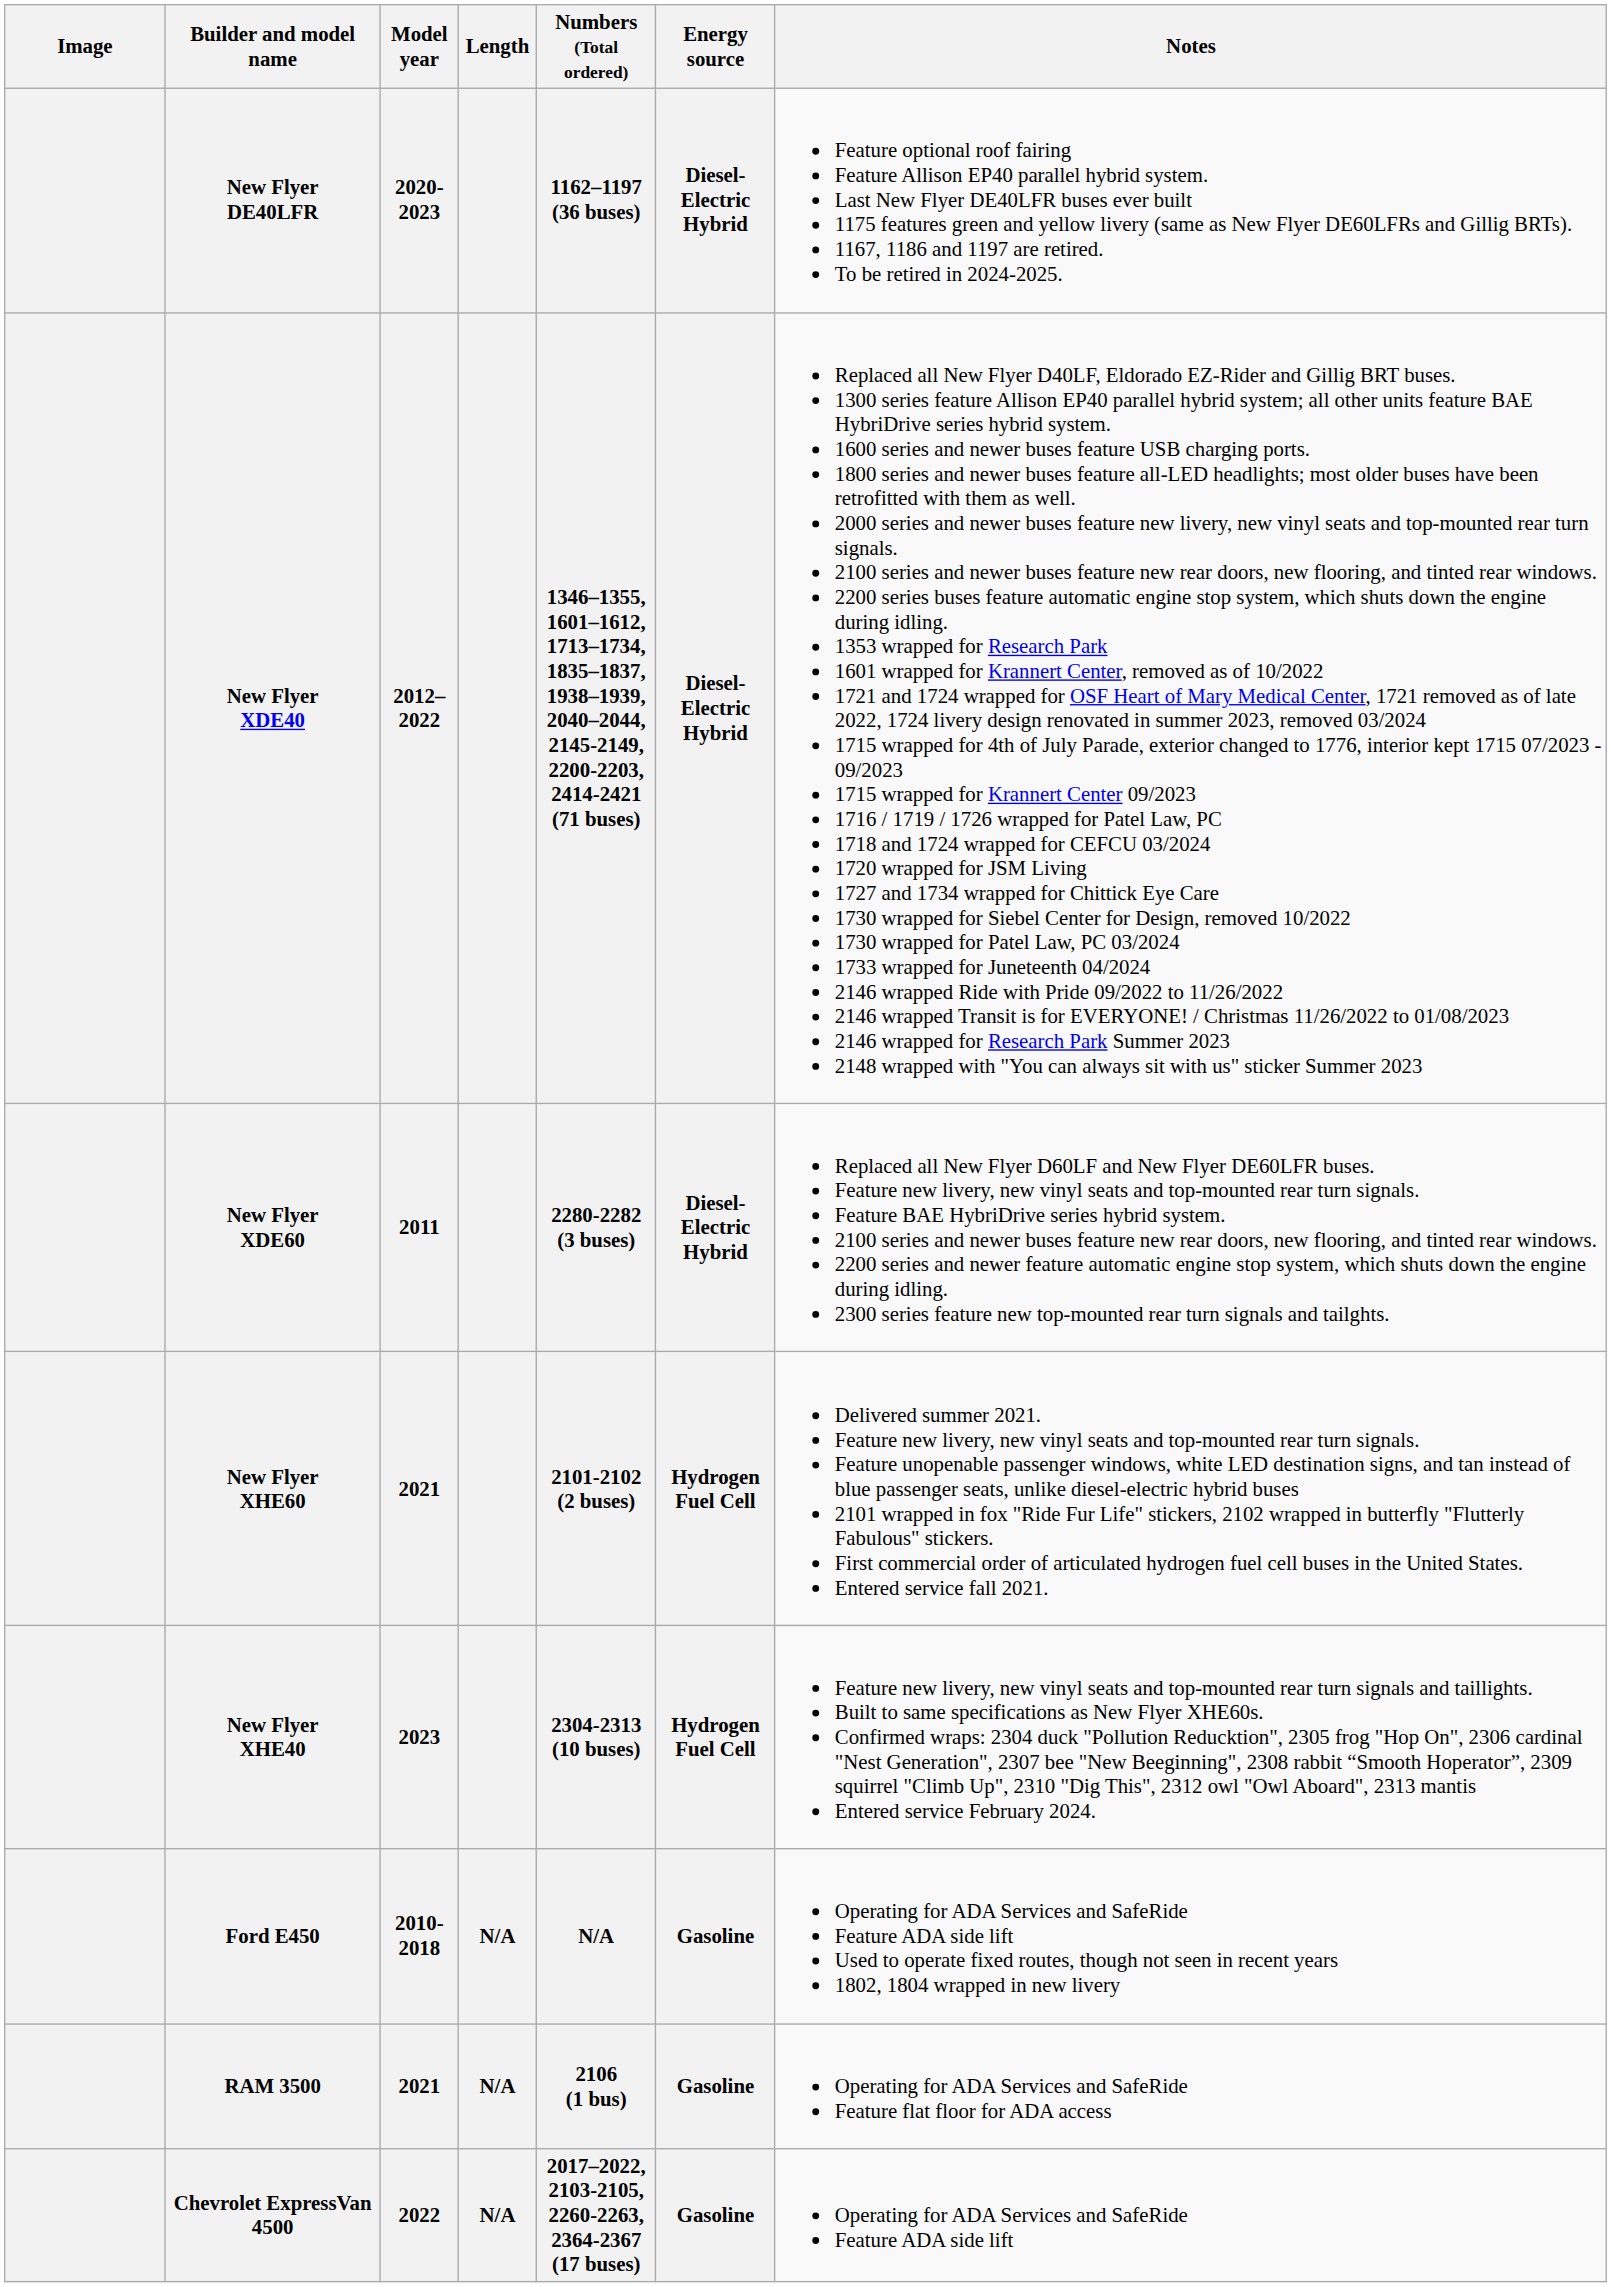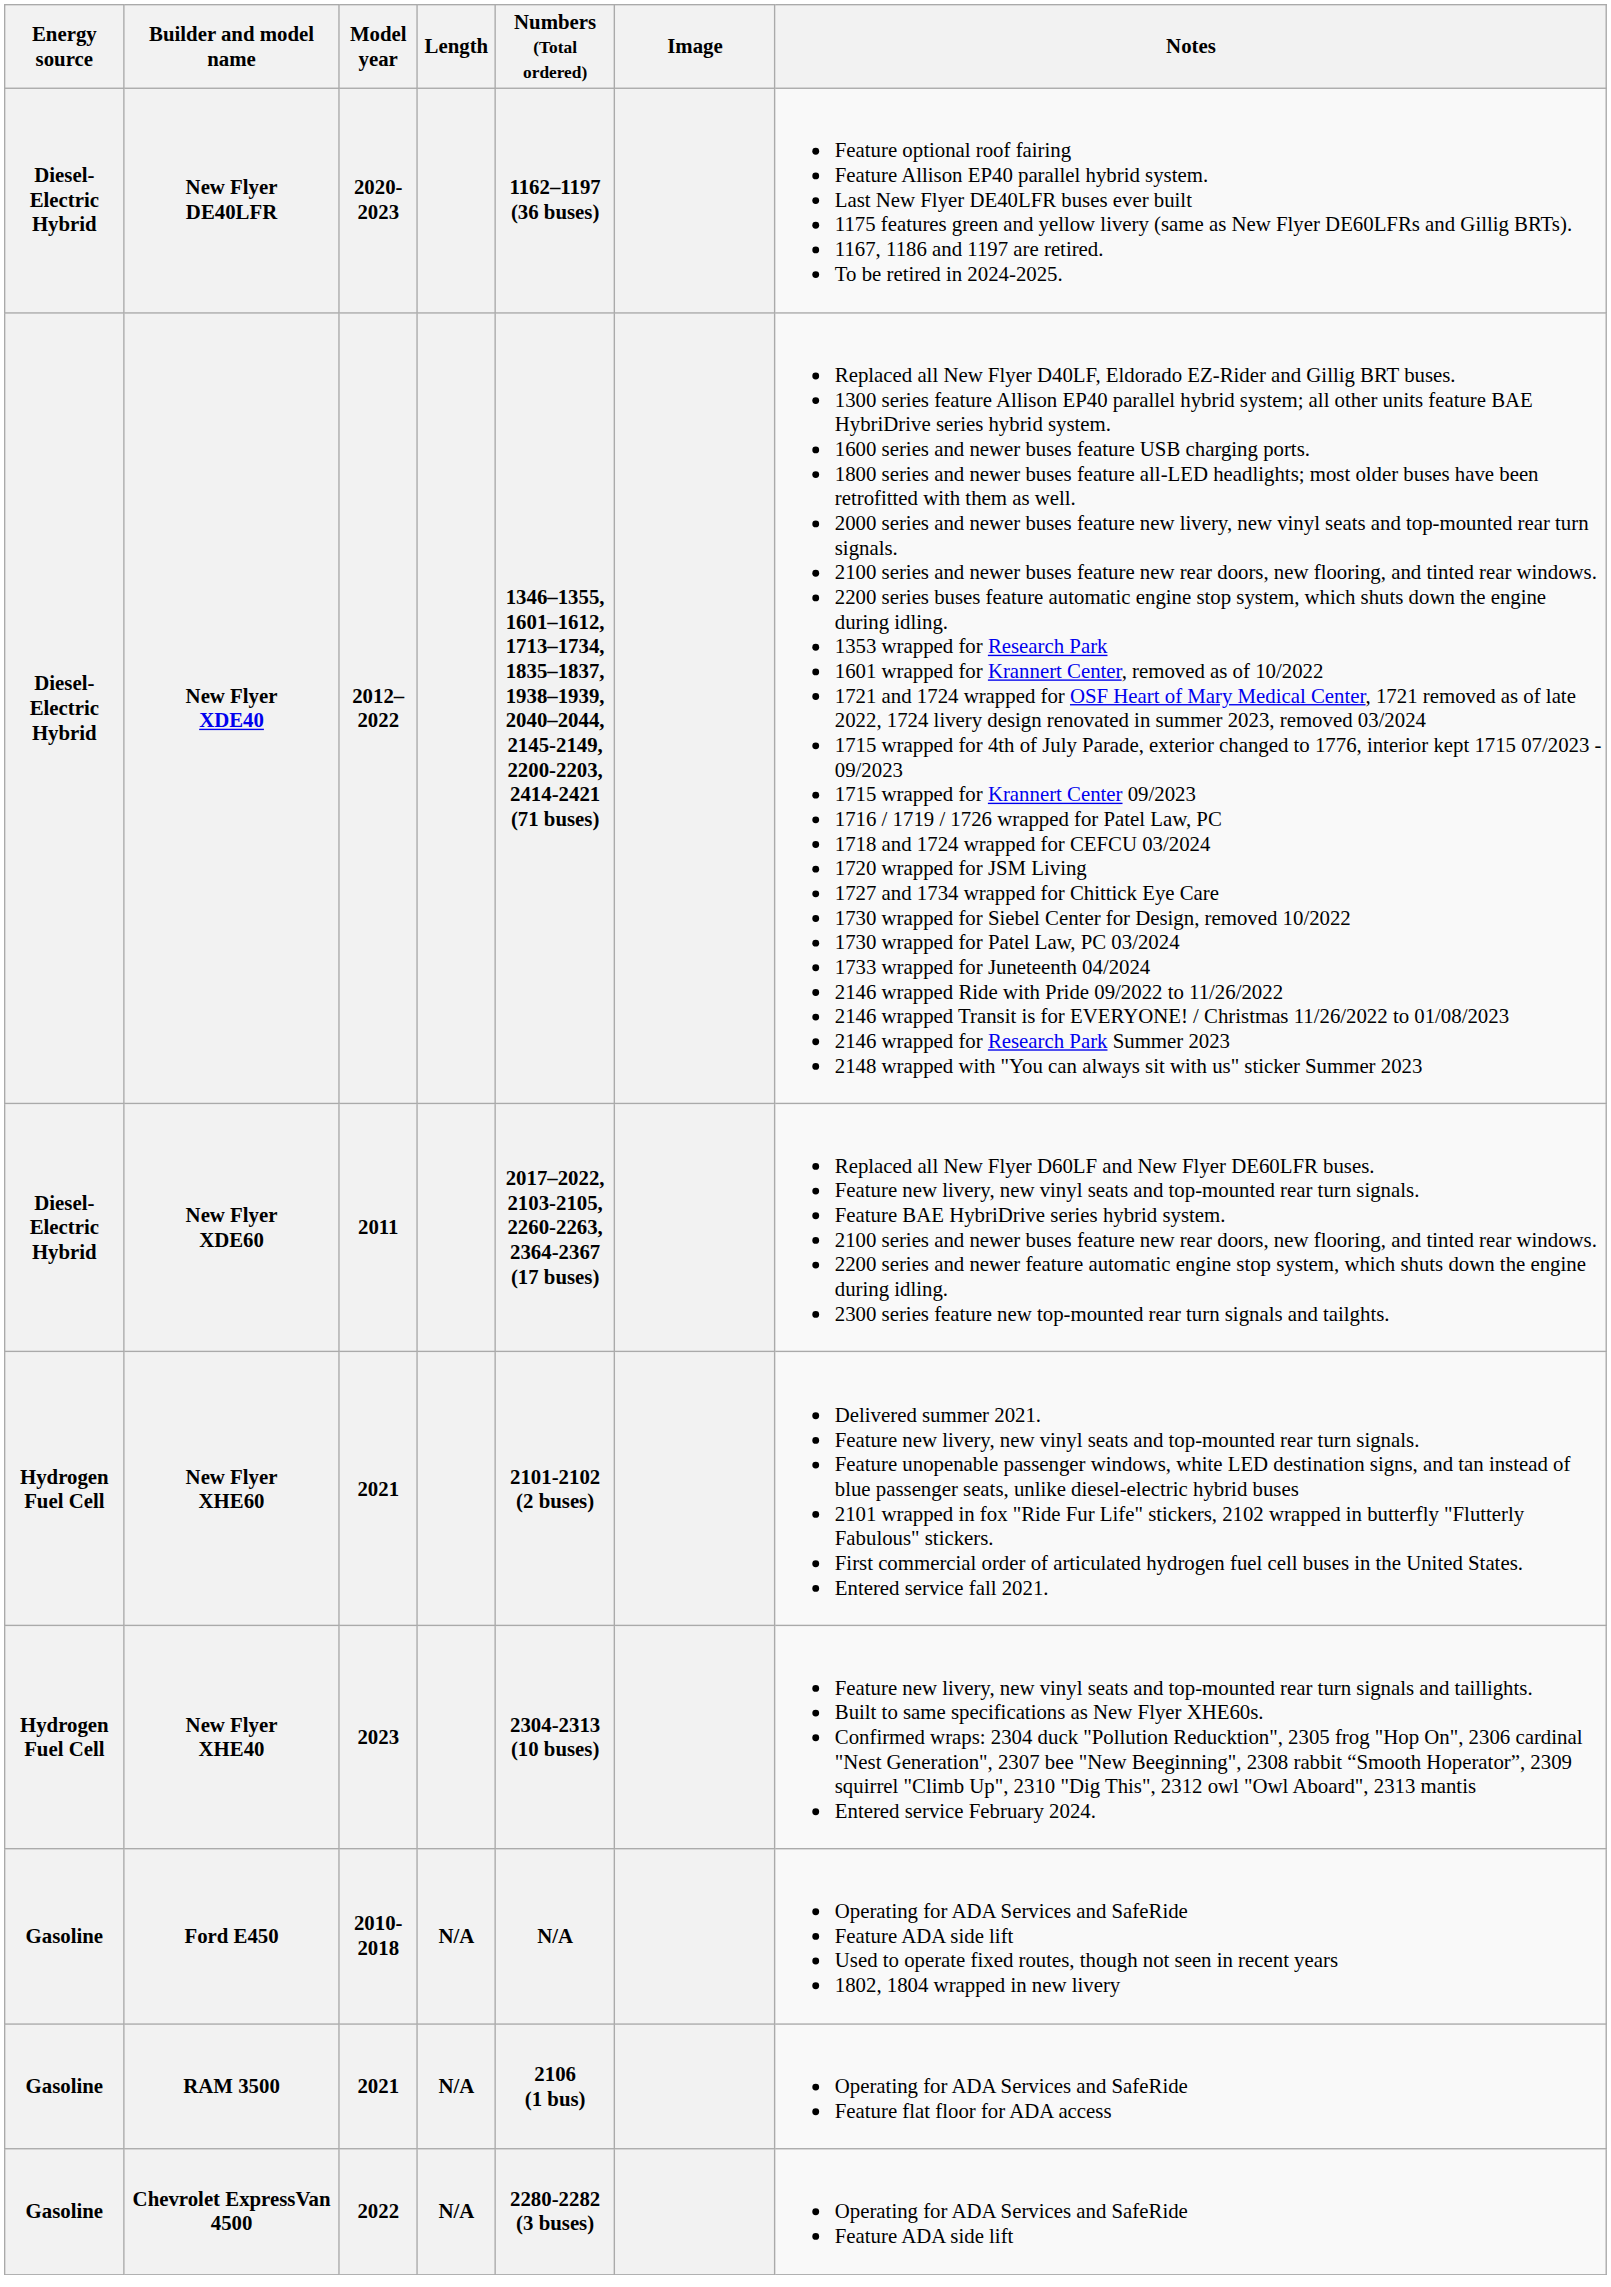columns swapped: (85, 46) <-> (716, 46)
(596, 1227) 2280-2282 (3 buses) -> (555, 1227) 2017–2022, 2103-2105, 2260-2263, 2364-2367 (17 buses)
(596, 2215) 2017–2022, 2103-2105, 2260-2263, 2364-2367 (17 buses) -> (555, 2211) 2280-2282 (3 buses)
